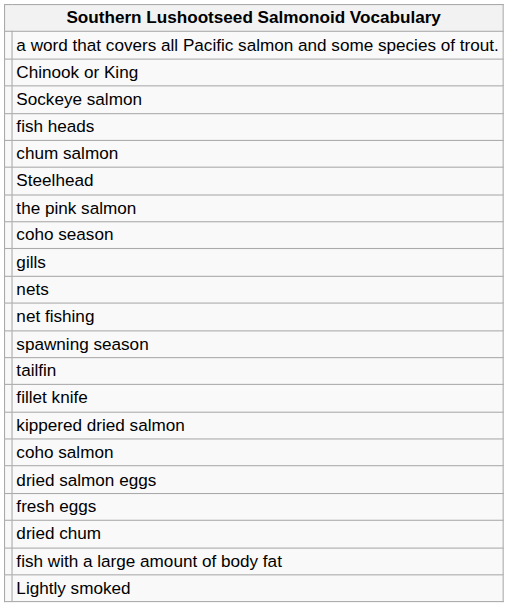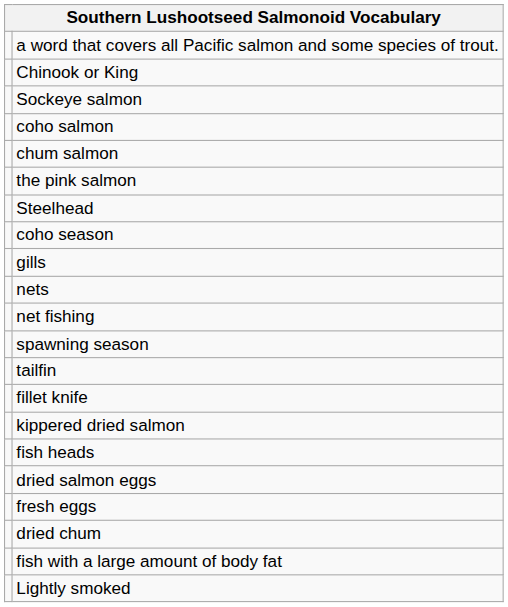rows swapped: (65, 452) <-> (55, 126)
rows swapped: (76, 208) <-> (55, 180)
